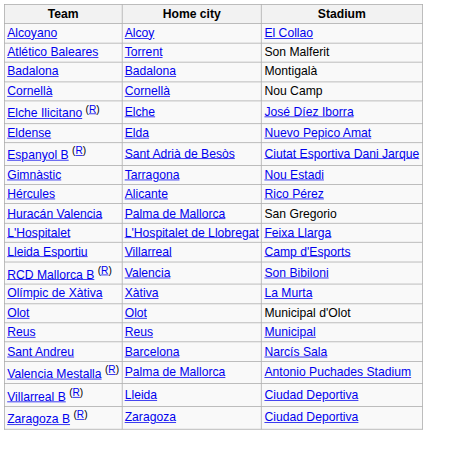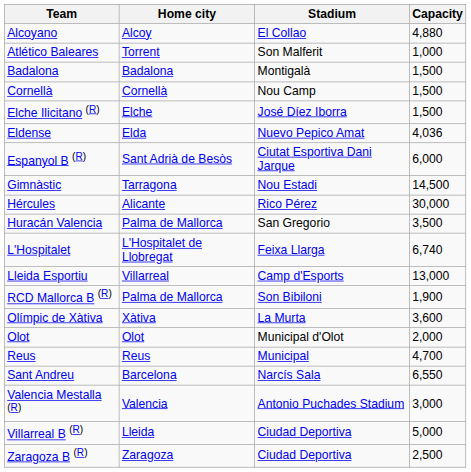+ column: (438, 14)
(148, 273) Valencia -> (172, 297) Palma de Mallorca
(175, 372) Palma de Mallorca -> (145, 403) Valencia
